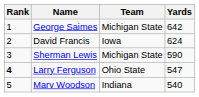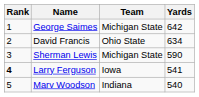(111, 41) Iowa -> (123, 41) Ohio State
(175, 41) 624 -> (175, 41) 634
(123, 70) Ohio State -> (111, 70) Iowa
(175, 70) 547 -> (175, 70) 541
